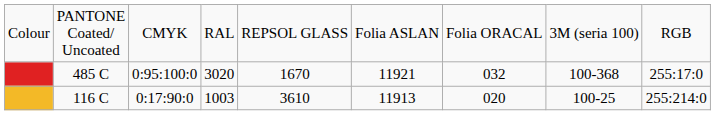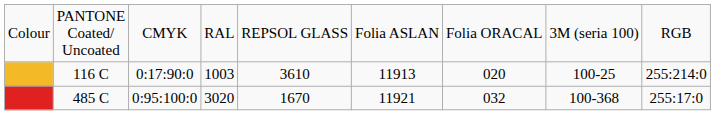rows swapped: (91, 97) <-> (91, 74)
